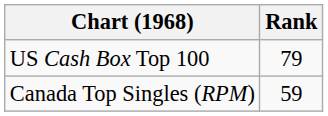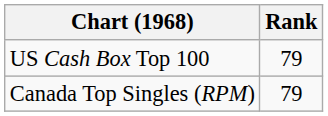(291, 93) 59 -> (291, 93) 79
